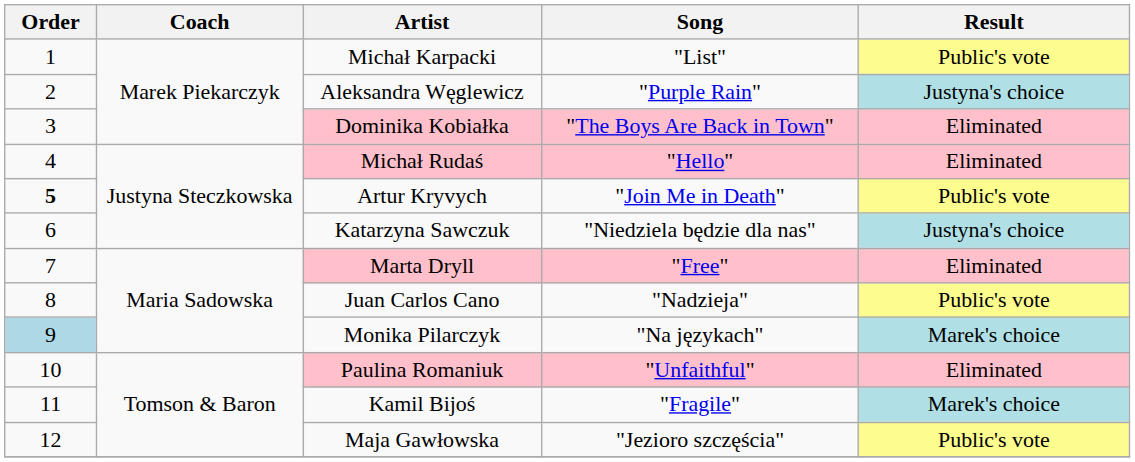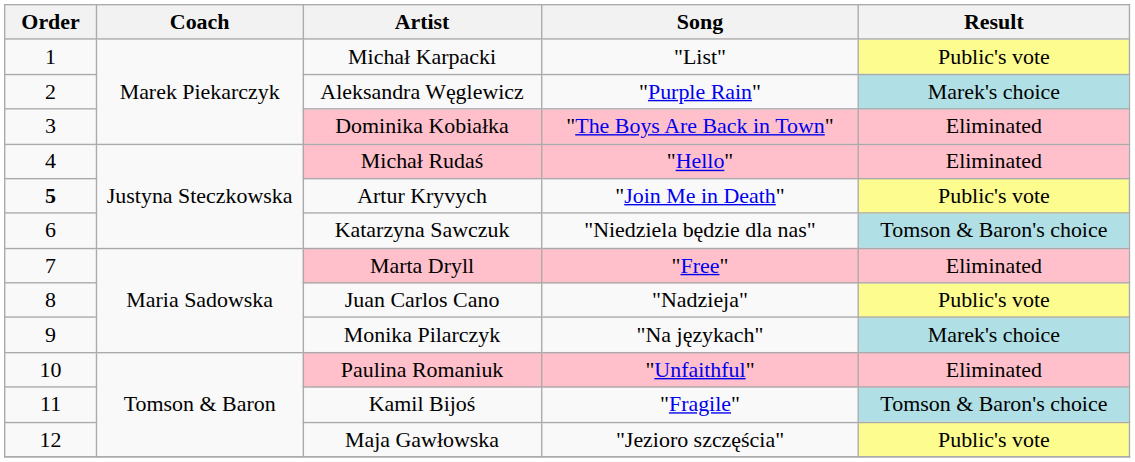(994, 91) Justyna's choice -> (994, 91) Marek's choice
(994, 230) Justyna's choice -> (994, 230) Tomson & Baron's choice
(51, 334) lightblue background -> (51, 334) no background
(994, 404) Marek's choice -> (994, 404) Tomson & Baron's choice
